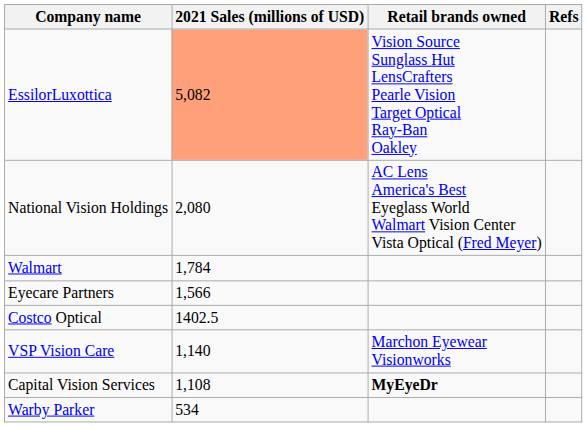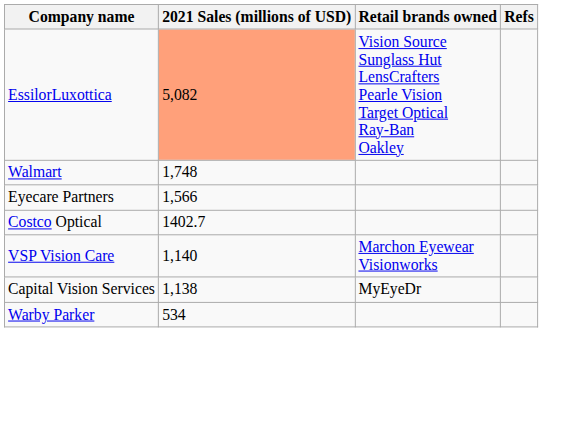- row: (88, 207)
(193, 267) 1,784 -> (180, 172) 1,748
(197, 317) 1402.5 -> (184, 222) 1402.7
(193, 385) 1,108 -> (180, 289) 1,138
(405, 385) bold -> (390, 289) normal
